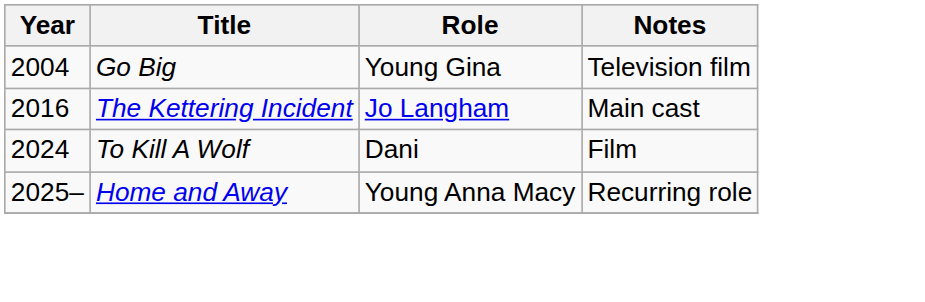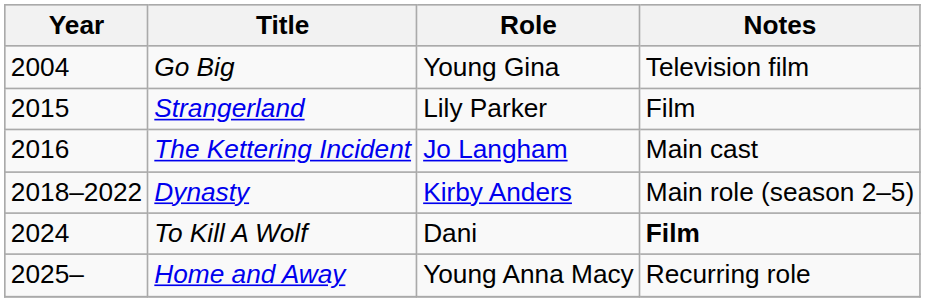+ row: (229, 108)
+ row: (202, 191)
(612, 150) normal -> (673, 233) bold
